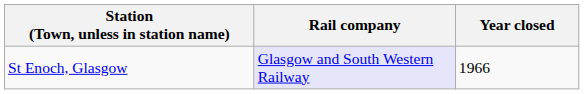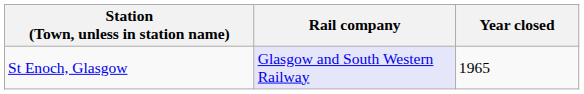(474, 67) 1966 -> (474, 67) 1965
